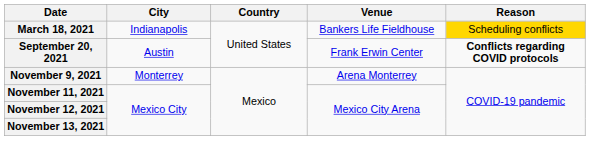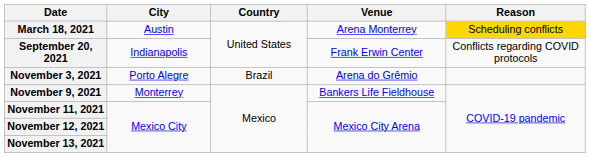(159, 30) Indianapolis -> (159, 30) Austin
(377, 30) Bankers Life Fieldhouse -> (377, 30) Arena Monterrey
(159, 53) Austin -> (159, 53) Indianapolis
(516, 53) bold -> (516, 53) normal
+ row: (56, 76)
(377, 76) Arena Monterrey -> (377, 93) Bankers Life Fieldhouse
